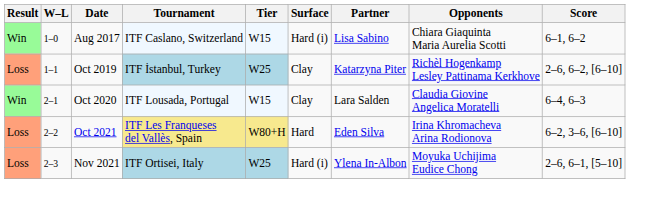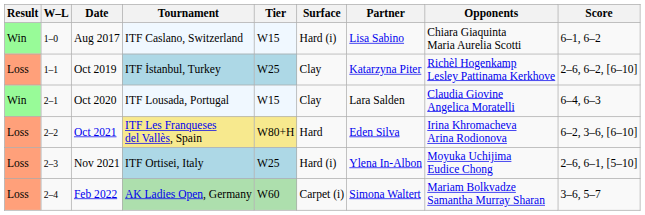+ row: (96, 194)
